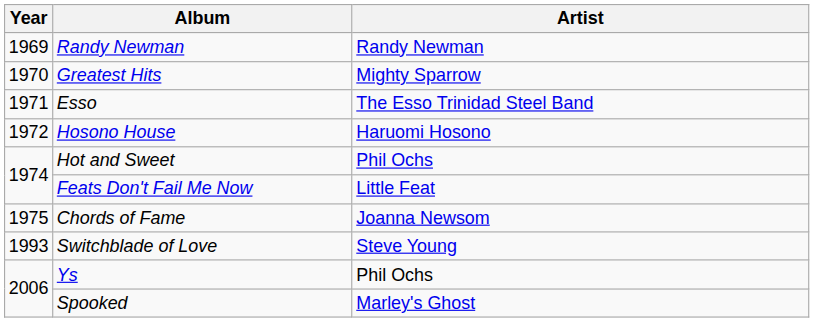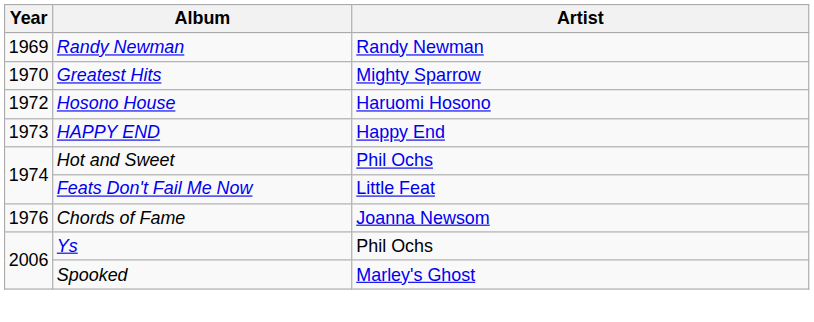- row: (77, 103)
+ row: (108, 132)
(29, 217) 1975 -> (29, 217) 1976
- row: (137, 246)
